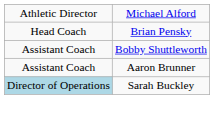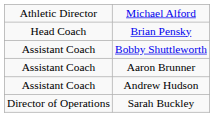+ row: (161, 85)
(58, 85) lightblue background -> (58, 103) no background
